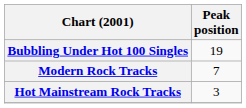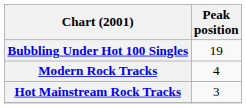(216, 71) 7 -> (216, 71) 4
